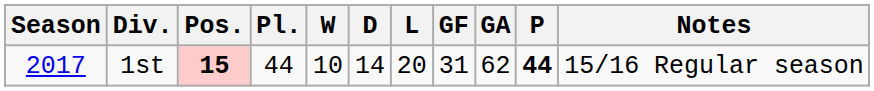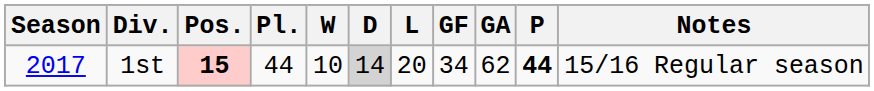(370, 66) no background -> (370, 66) lightgrey background
(454, 66) 31 -> (454, 66) 34
